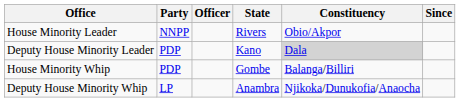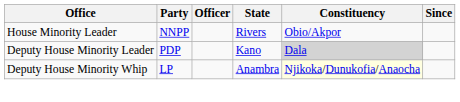- row: (59, 69)
(352, 87) no background -> (352, 69) lightyellow background
